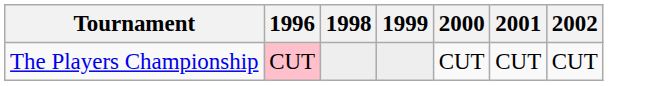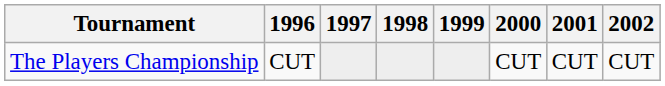+ column: (349, 23)
(292, 61) pink background -> (292, 61) no background
